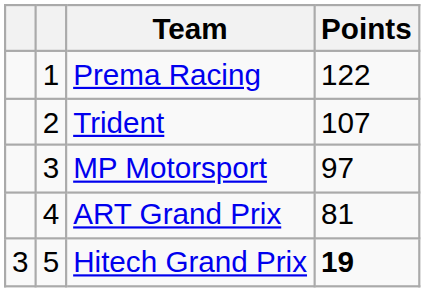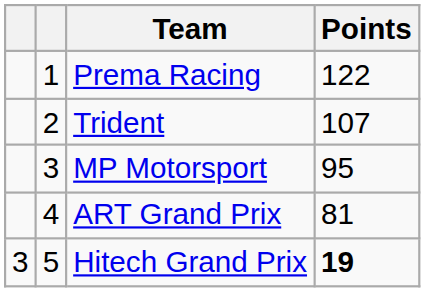(338, 168) 97 -> (338, 168) 95
